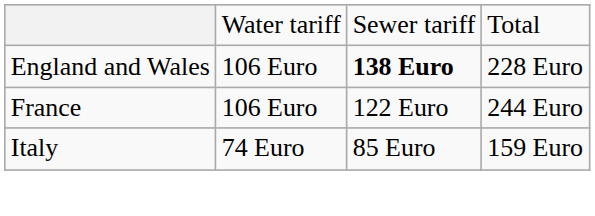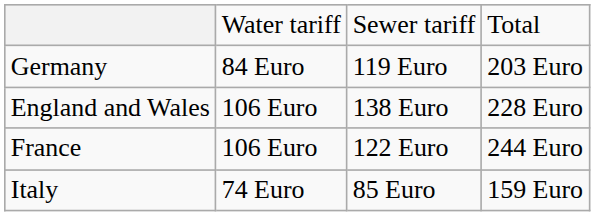+ row: (59, 66)
(403, 66) bold -> (401, 107) normal
